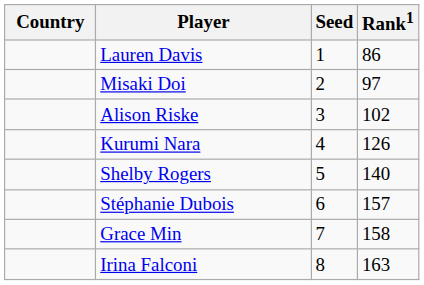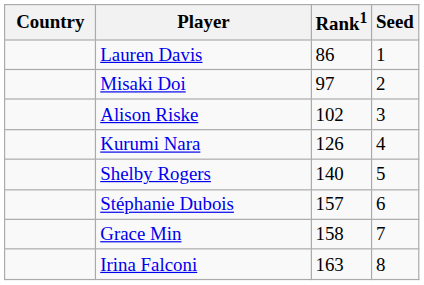columns swapped: (388, 22) <-> (334, 22)
